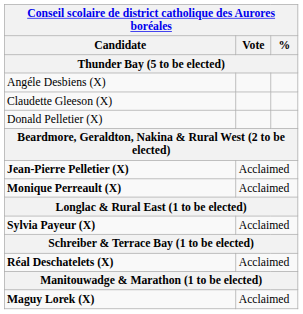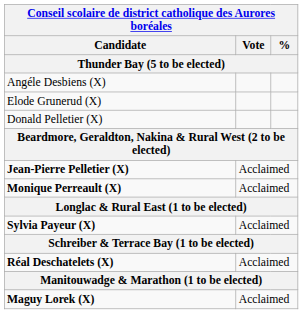- row: (60, 100)
+ row: (54, 100)
